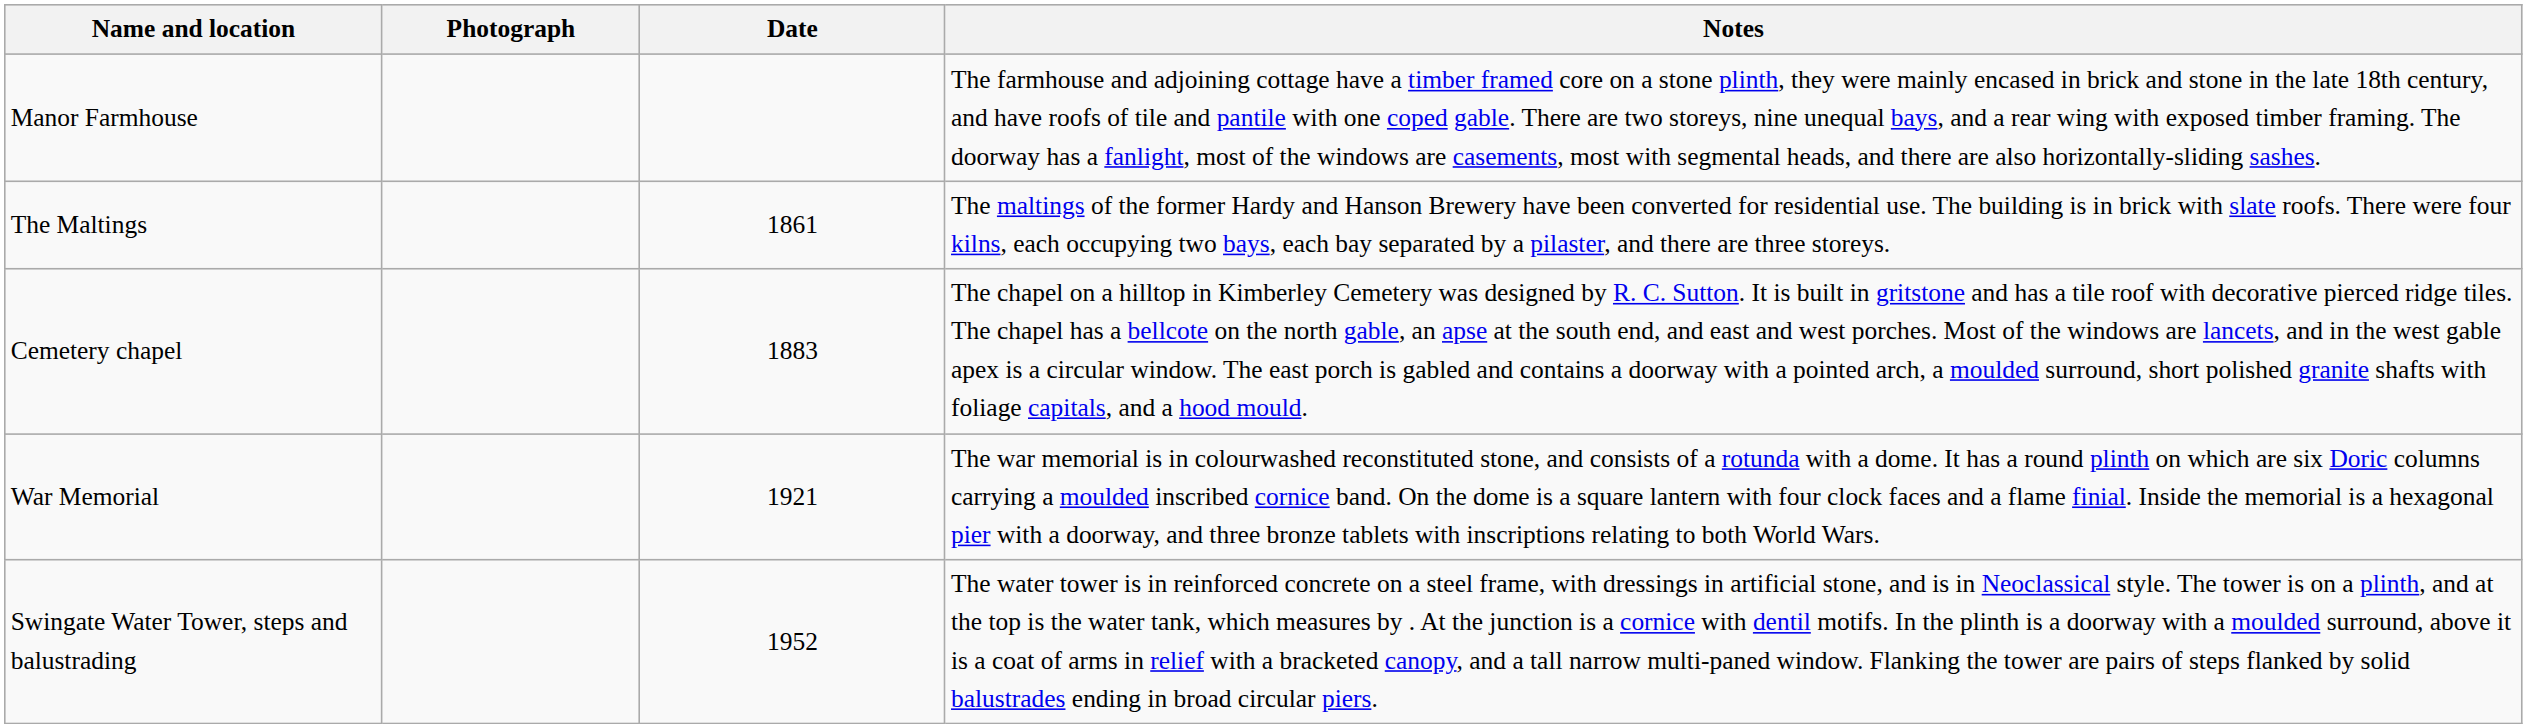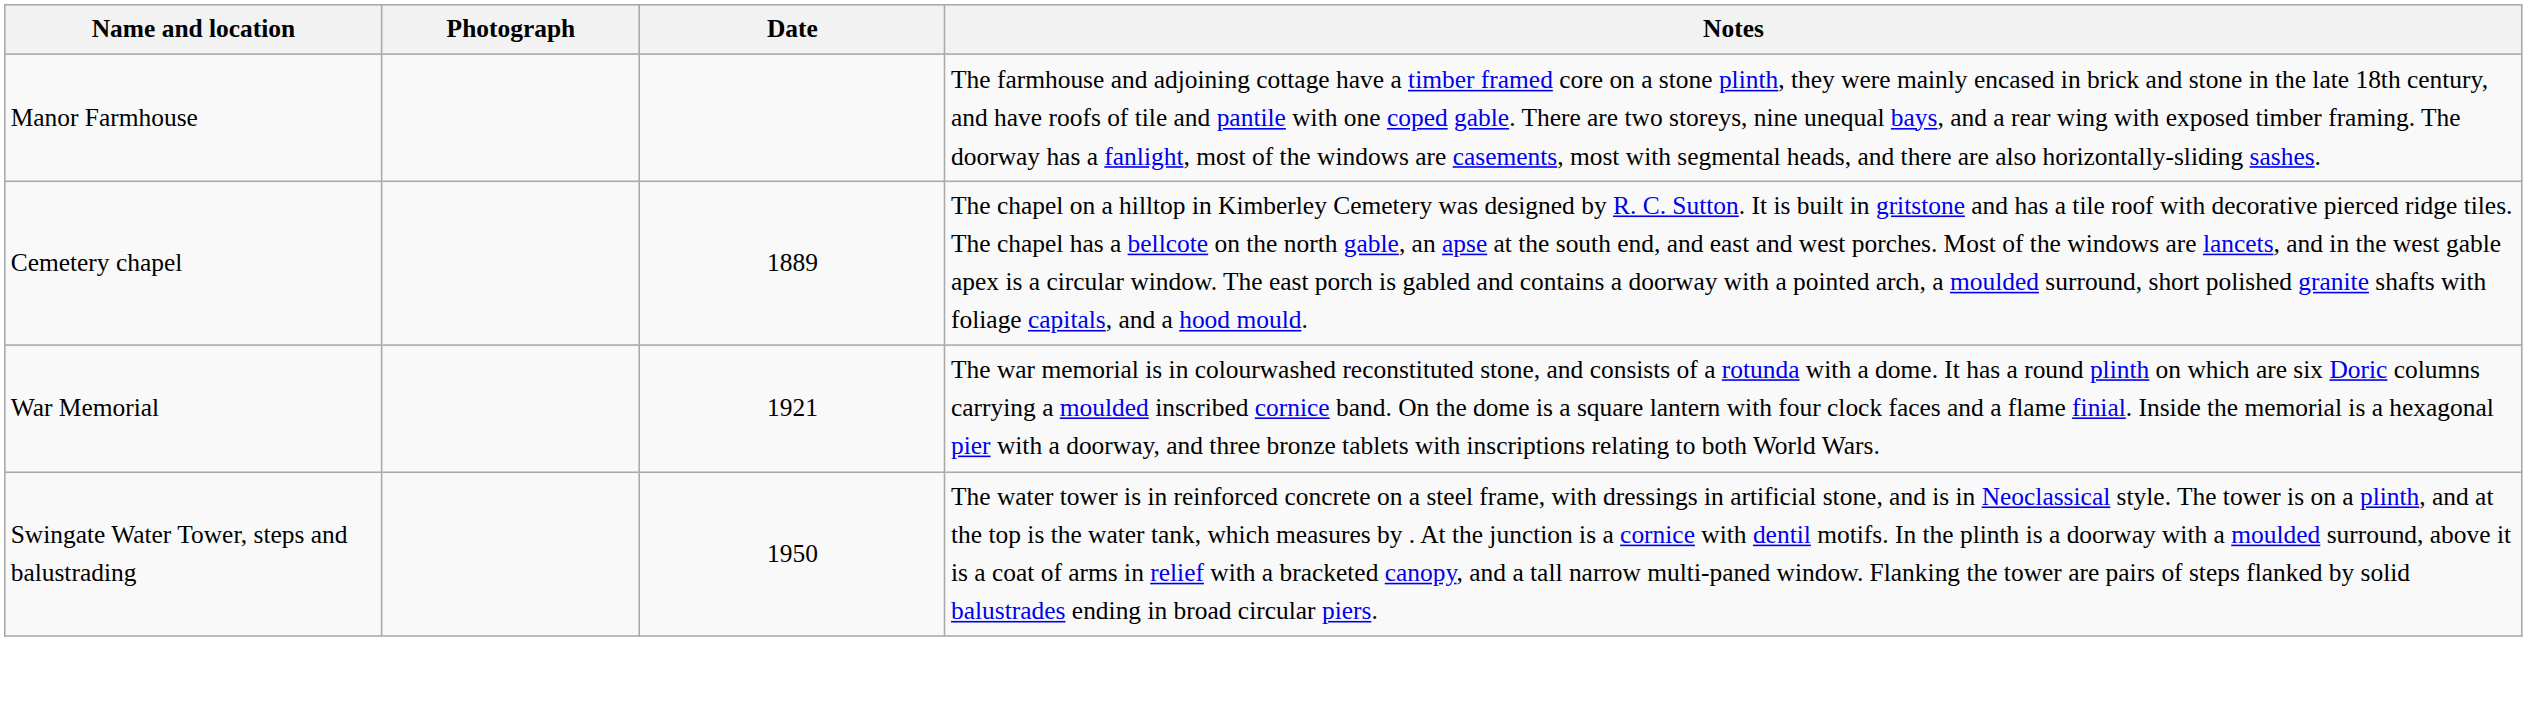- row: (79, 224)
(792, 350) 1883 -> (792, 262) 1889
(792, 641) 1952 -> (792, 553) 1950
